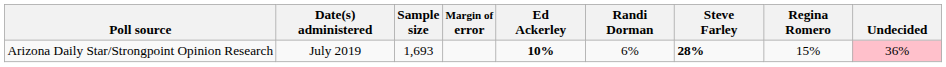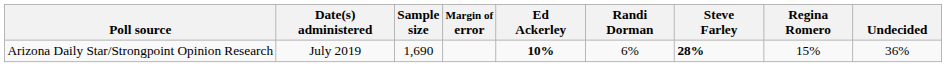(418, 51) 1,693 -> (418, 51) 1,690
(897, 51) pink background -> (897, 51) no background
